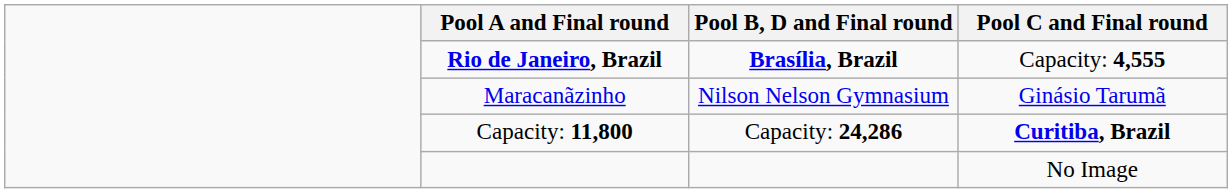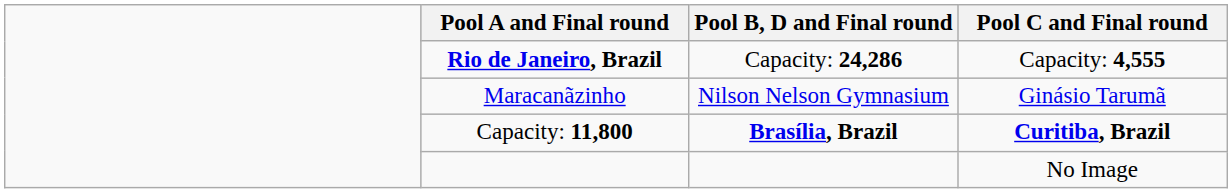(823, 59) Brasília, Brazil -> (823, 59) Capacity: 24,286
(823, 132) Capacity: 24,286 -> (823, 132) Brasília, Brazil
